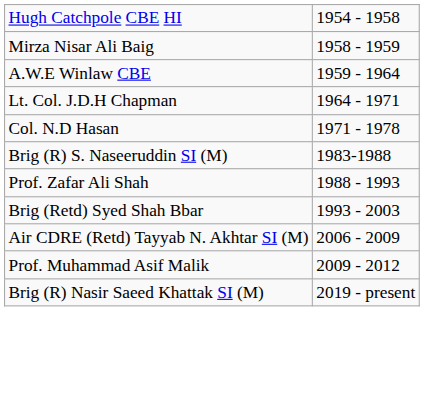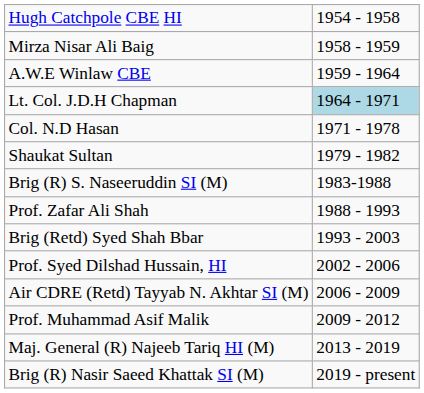(358, 100) no background -> (358, 100) lightblue background
+ row: (61, 155)
+ row: (117, 264)
+ row: (141, 347)
